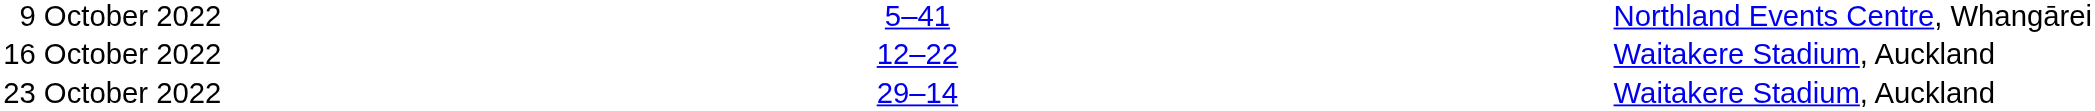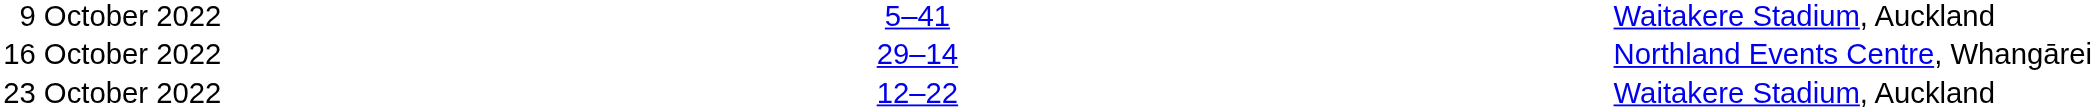(1853, 16) Northland Events Centre, Whangārei -> (1804, 16) Waitakere Stadium, Auckland
(917, 54) 12–22 -> (917, 54) 29–14
(1804, 54) Waitakere Stadium, Auckland -> (1853, 54) Northland Events Centre, Whangārei
(917, 93) 29–14 -> (917, 93) 12–22
